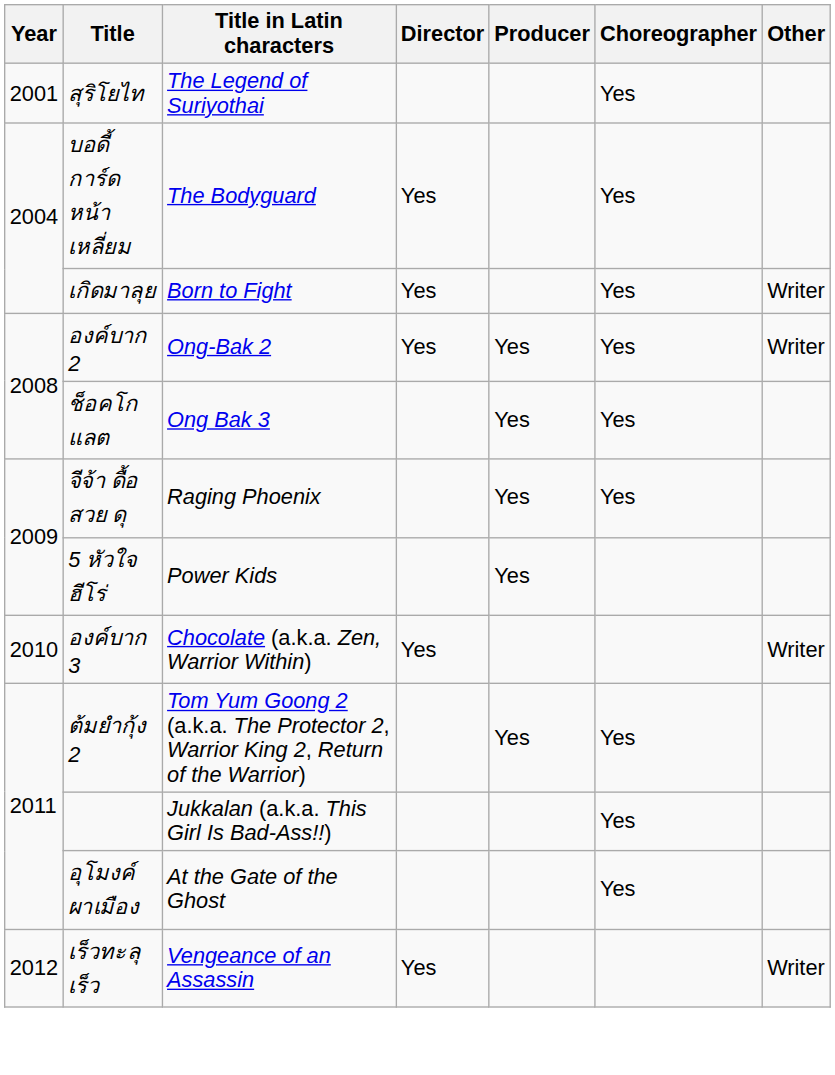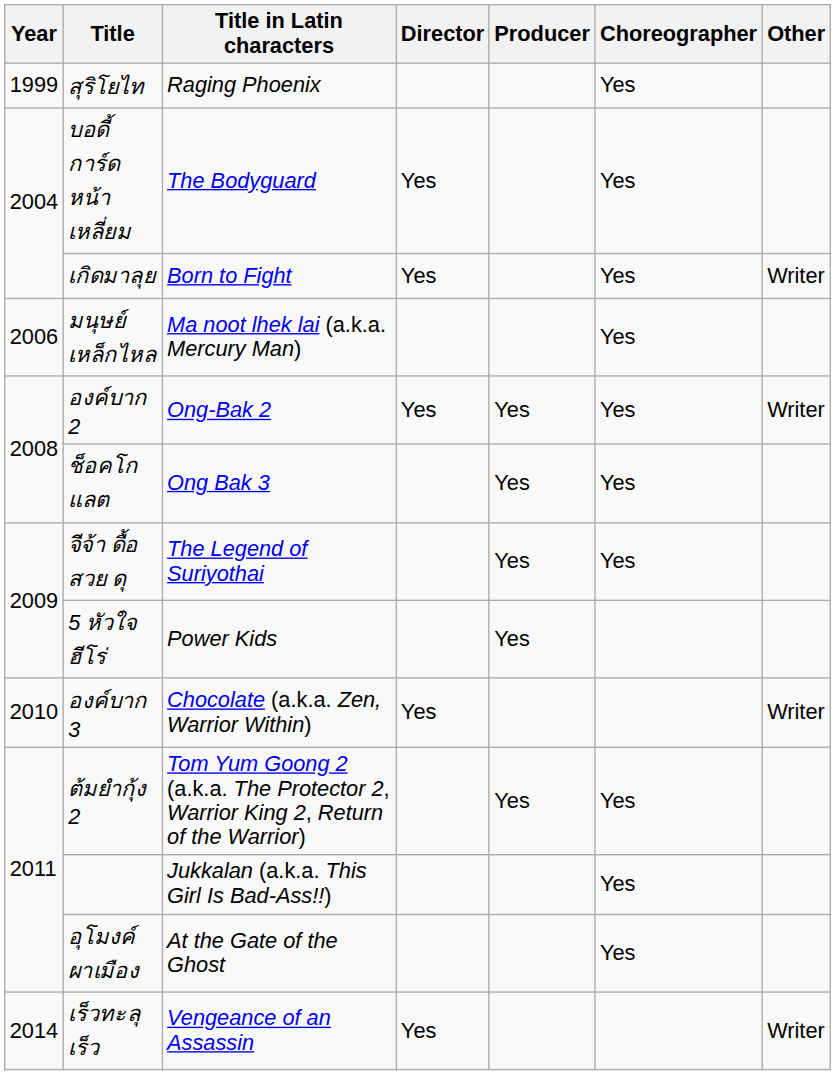(34, 92) 2001 -> (34, 85) 1999
(237, 92) The Legend of Suriyothai -> (244, 85) Raging Phoenix
+ row: (112, 337)
(244, 498) Raging Phoenix -> (237, 561) The Legend of Suriyothai
(34, 967) 2012 -> (34, 1030) 2014
